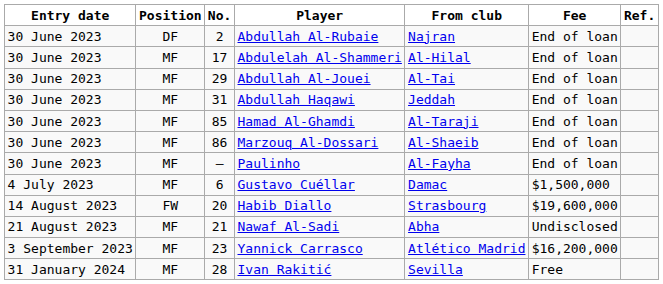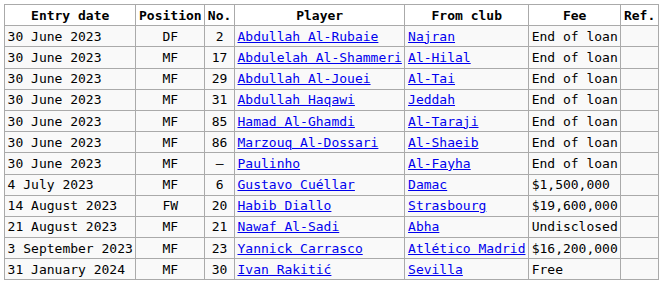(220, 269) 28 -> (220, 269) 30
